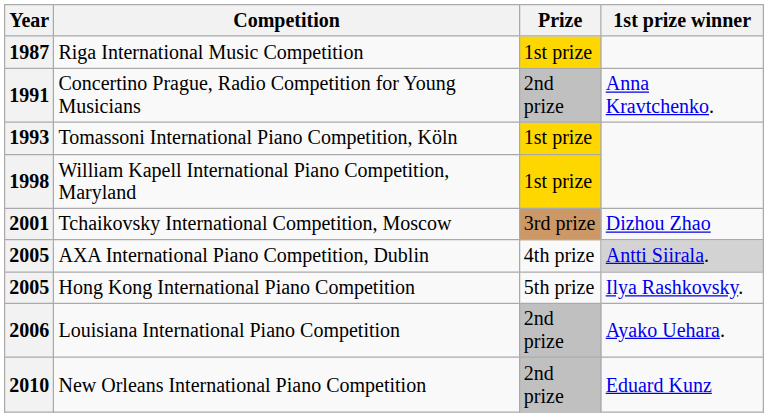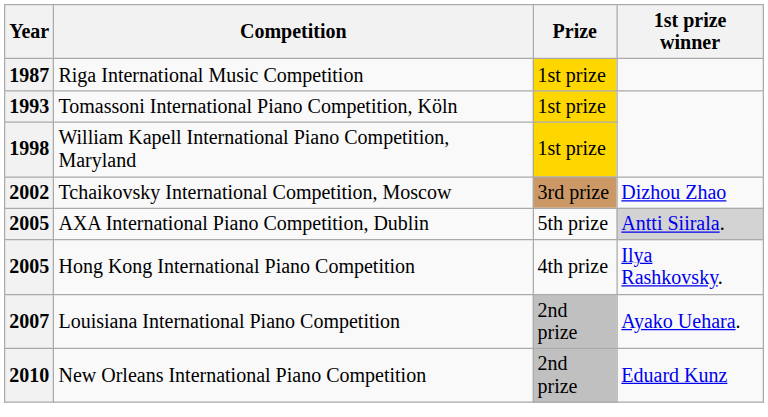- row: (257, 95)
(29, 223) 2001 -> (29, 192) 2002
(559, 255) 4th prize -> (573, 223) 5th prize
(559, 287) 5th prize -> (573, 266) 4th prize
(29, 330) 2006 -> (29, 321) 2007
